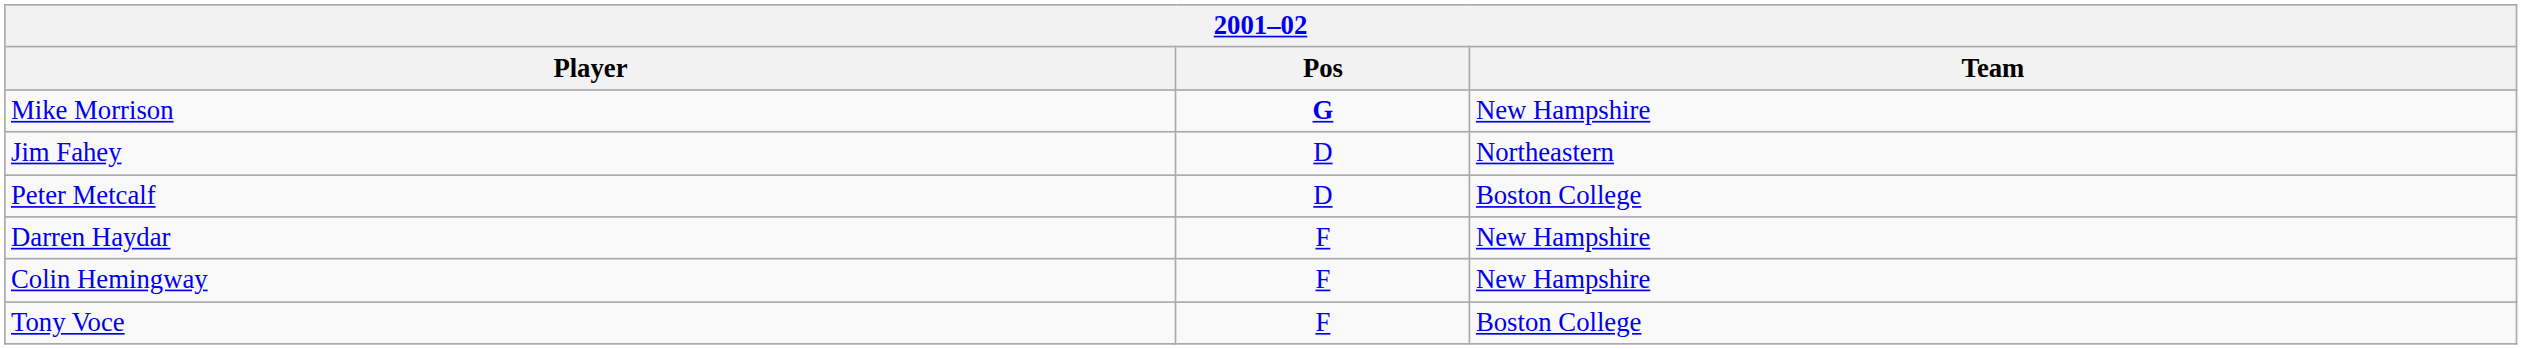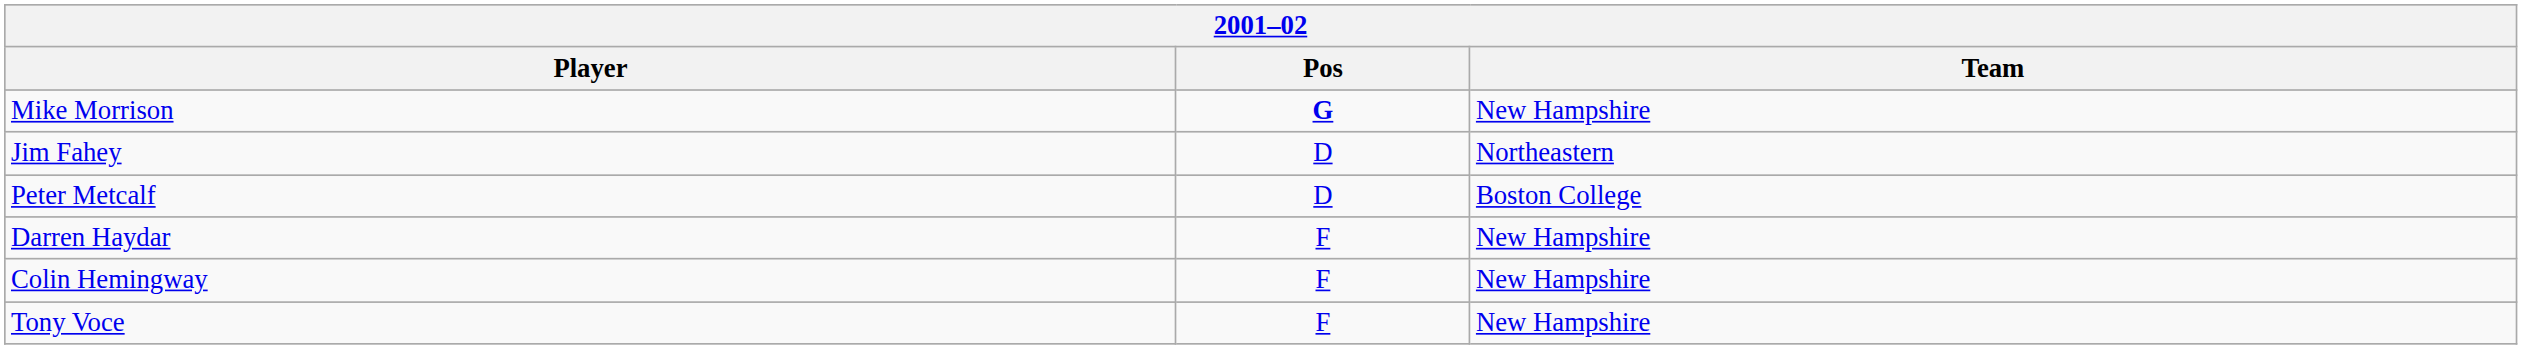(1559, 322) Boston College -> (1563, 322) New Hampshire
